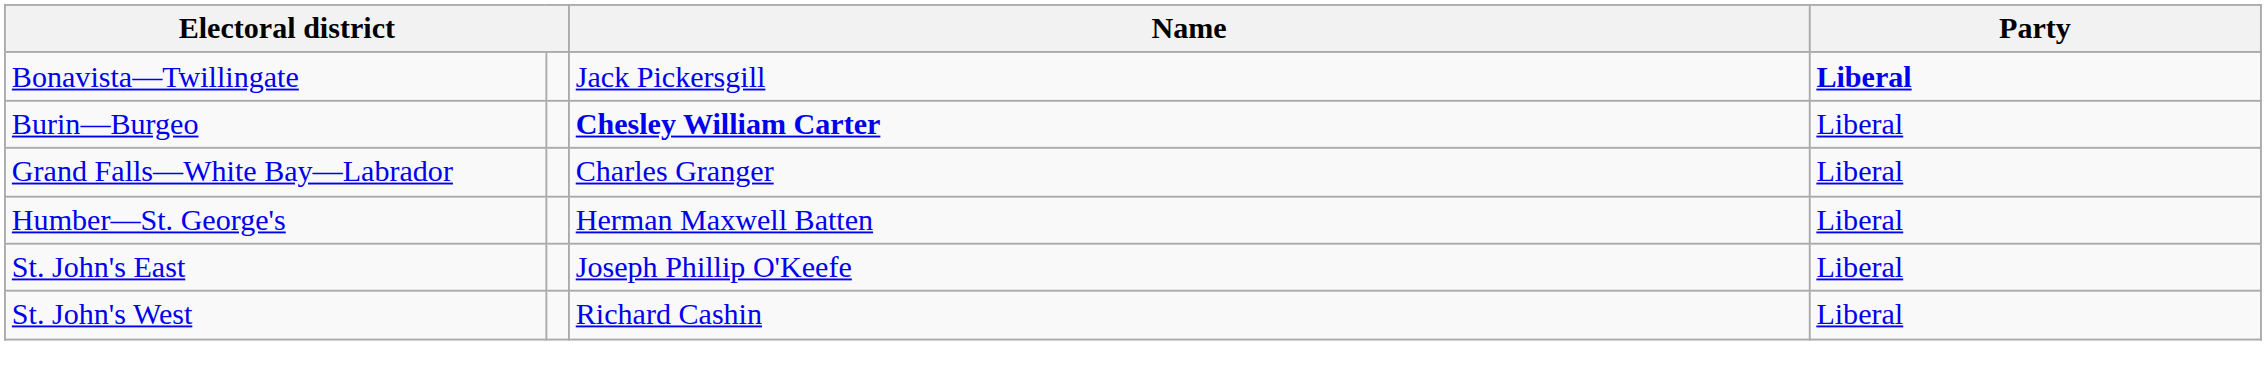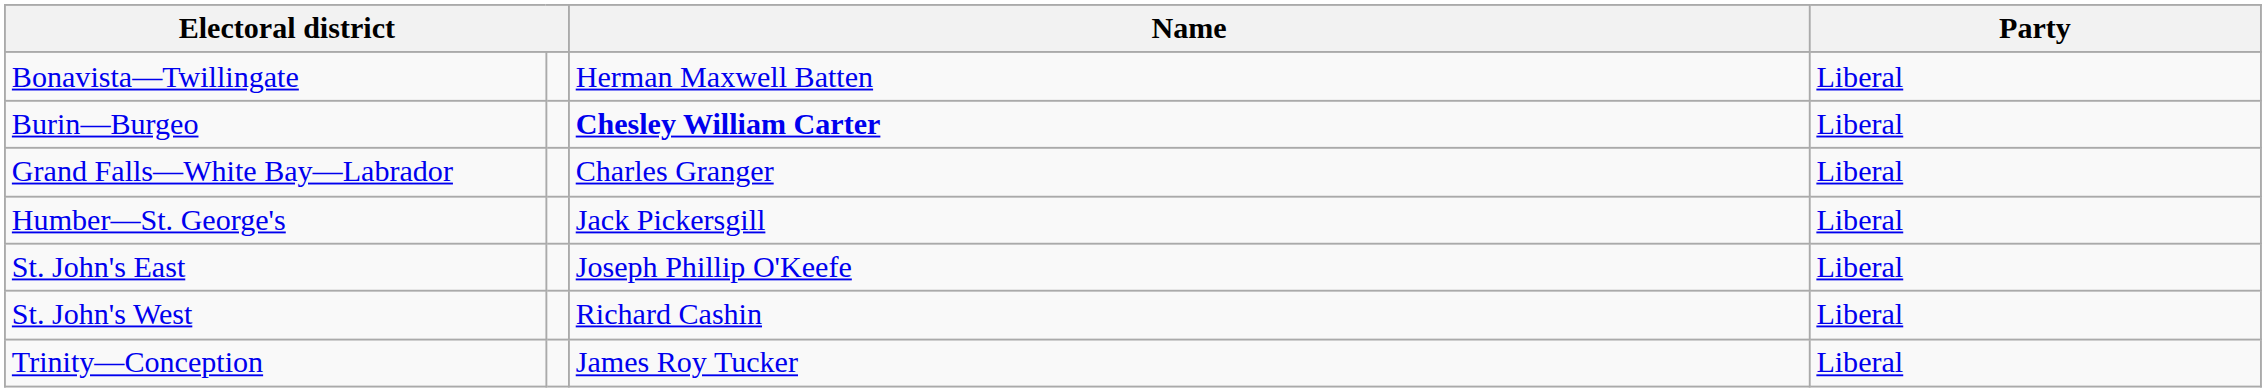(671, 76) Jack Pickersgill -> (724, 76) Herman Maxwell Batten
(1864, 76) bold -> (1860, 76) normal
(724, 219) Herman Maxwell Batten -> (671, 219) Jack Pickersgill
+ row: (137, 362)
